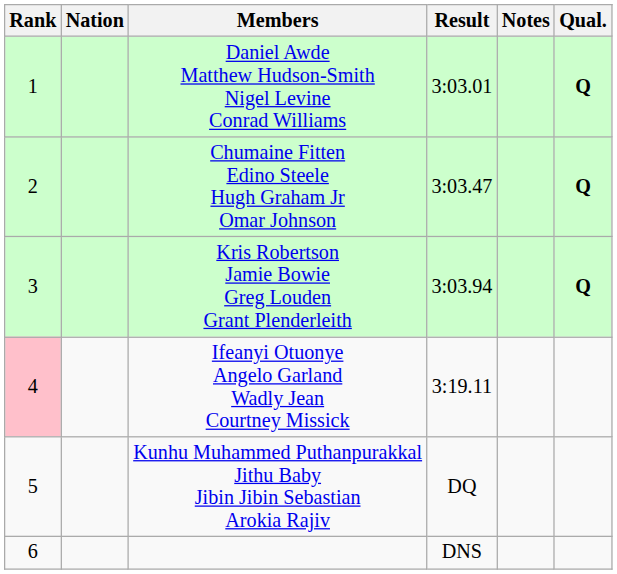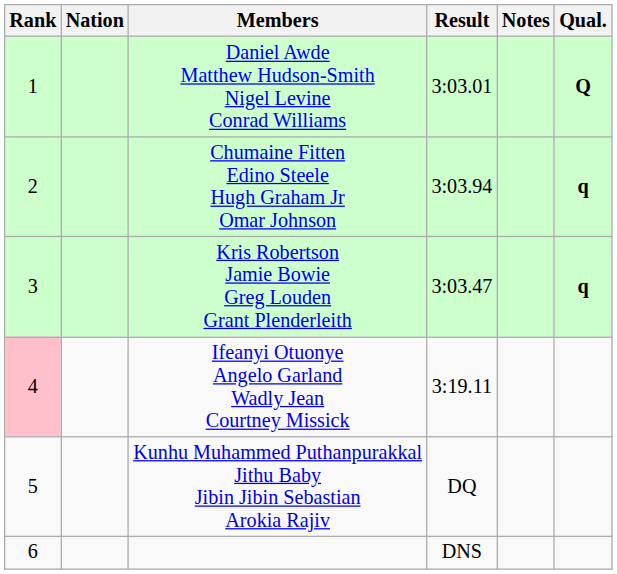(462, 186) 3:03.47 -> (462, 186) 3:03.94
(583, 186) Q -> (583, 186) q
(462, 286) 3:03.94 -> (462, 286) 3:03.47
(583, 286) Q -> (583, 286) q
